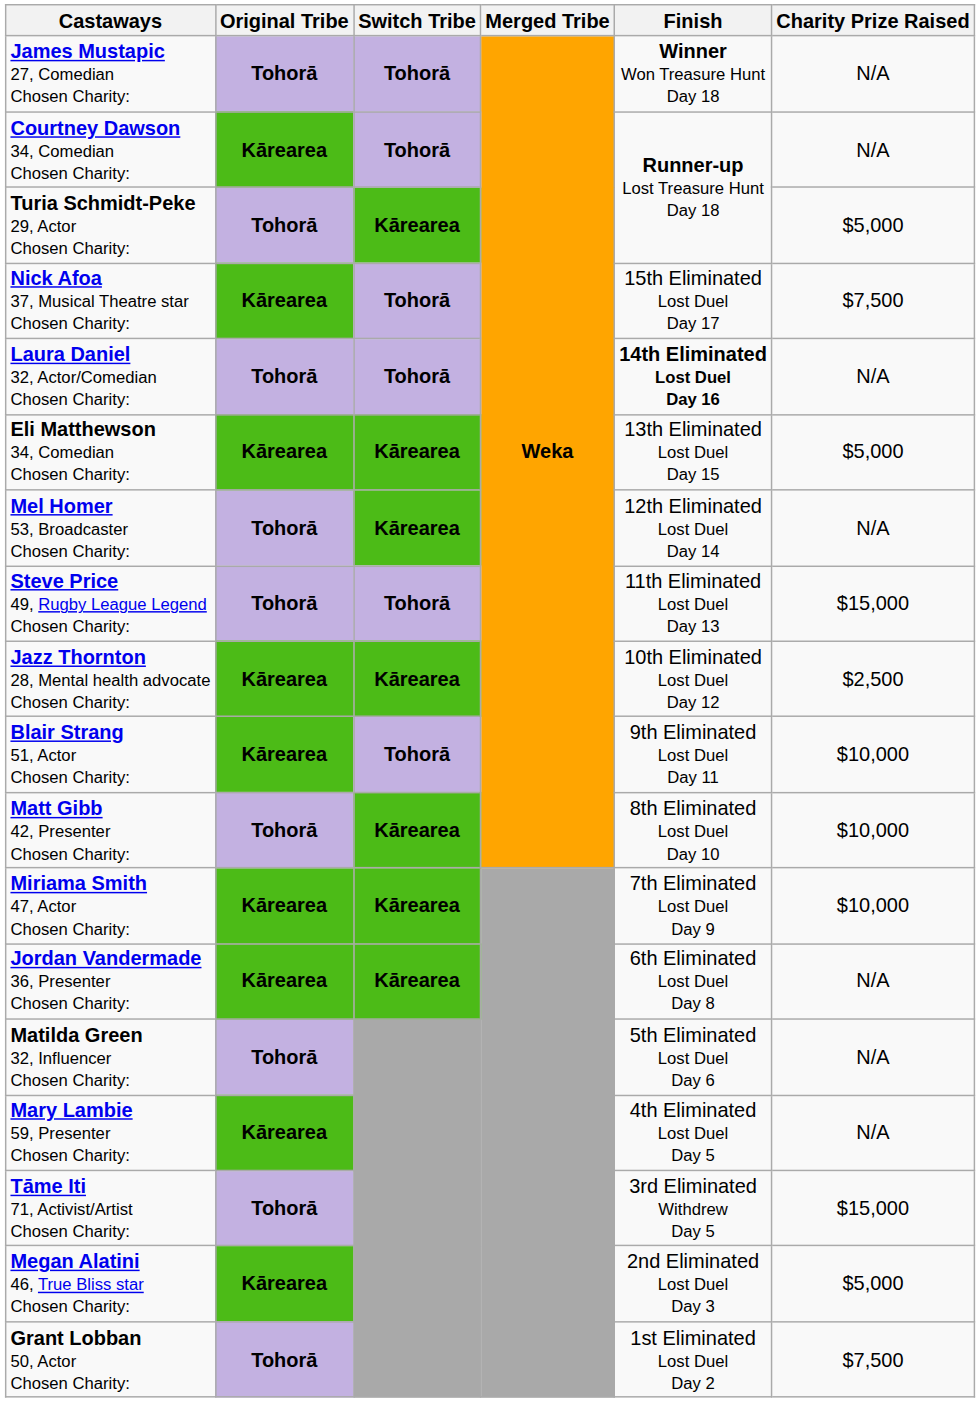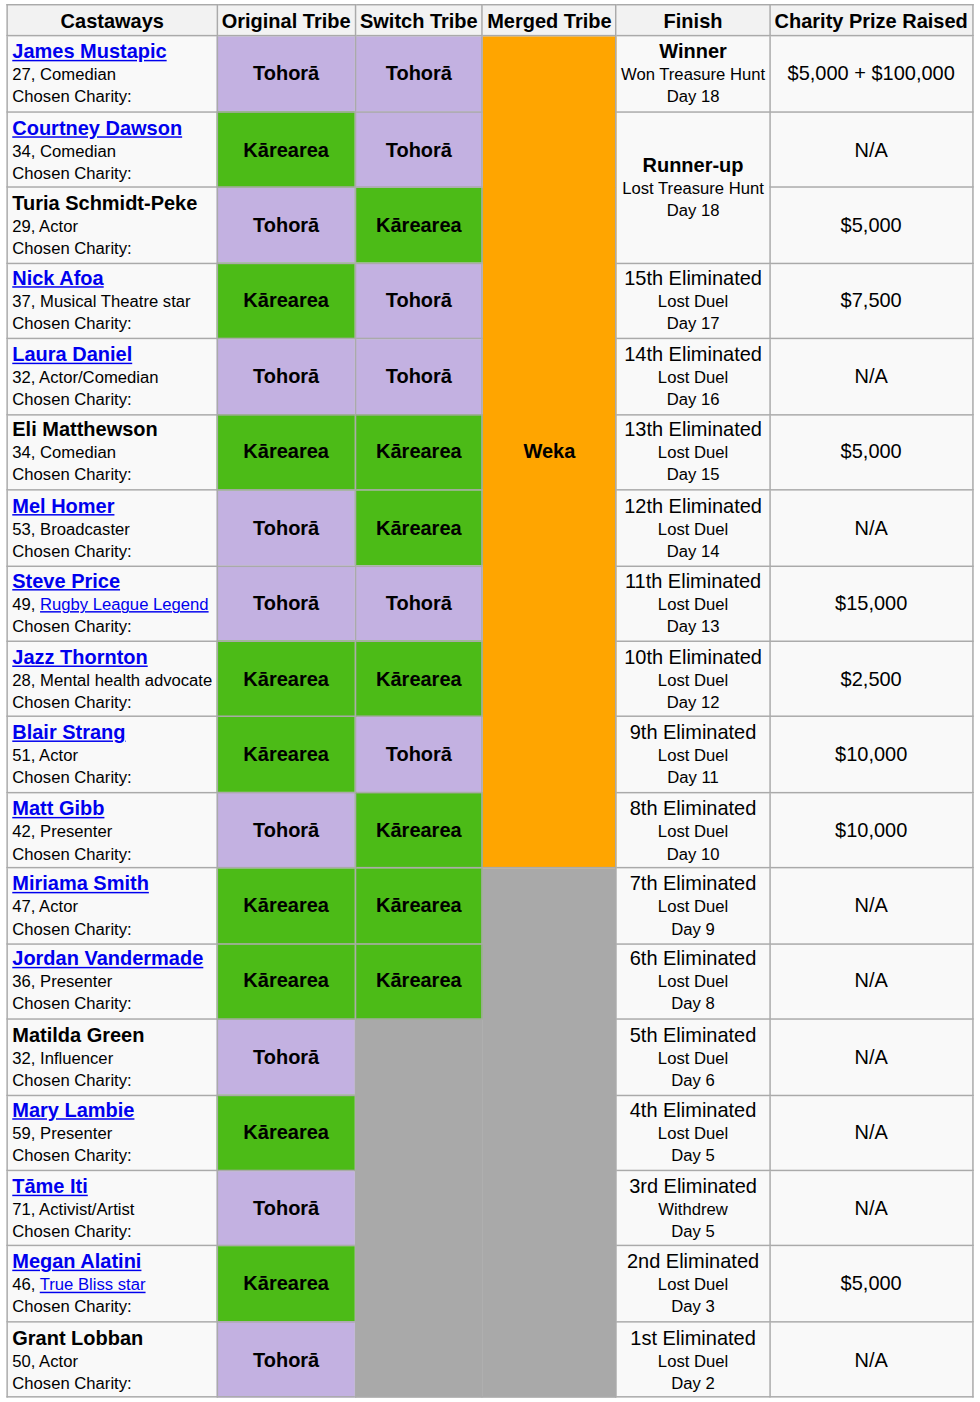(873, 74) N/A -> (871, 74) $5,000 + $100,000
(693, 377) bold -> (693, 376) normal
(873, 906) $10,000 -> (871, 906) N/A
(873, 1208) $15,000 -> (871, 1208) N/A
(873, 1359) $7,500 -> (871, 1359) N/A
